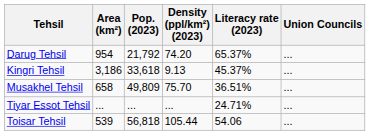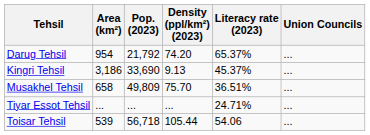(143, 71) 33,618 -> (143, 71) 33,690
(143, 122) 56,818 -> (143, 122) 56,718
